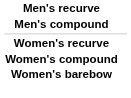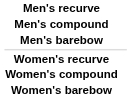+ row: (61, 40)
